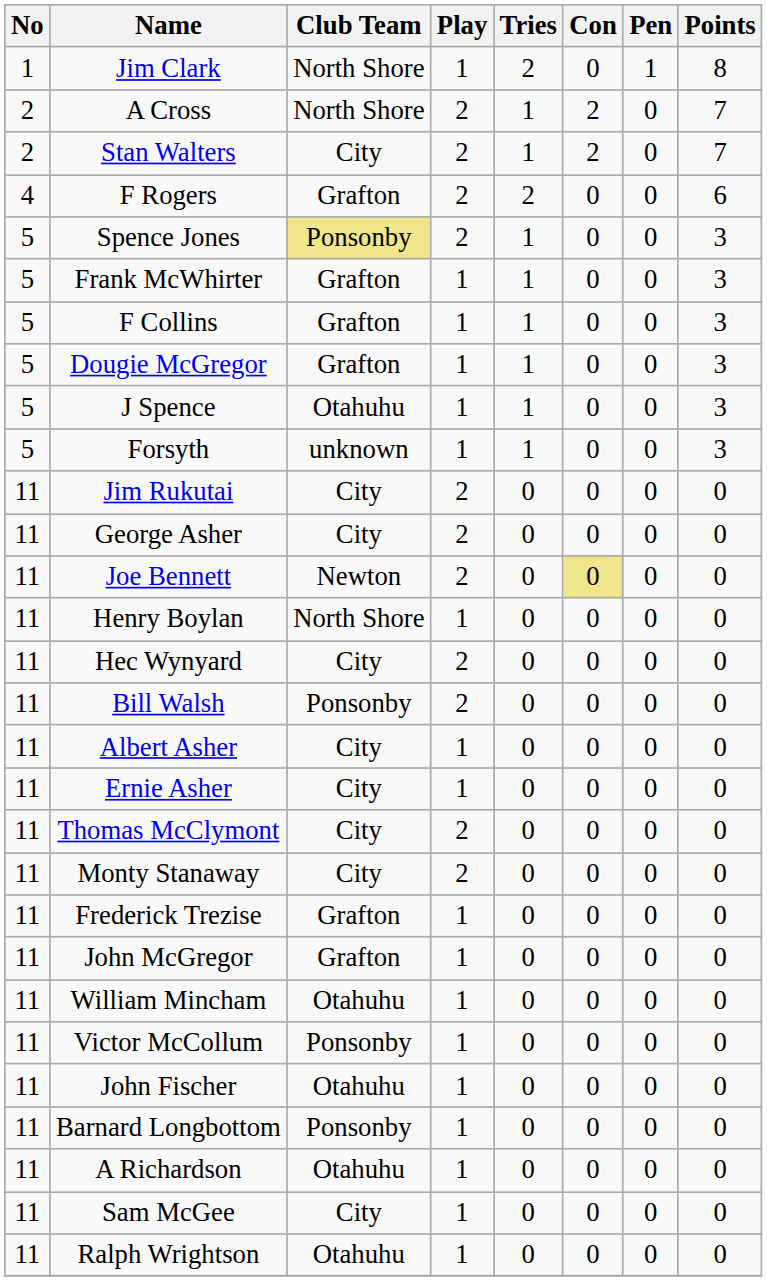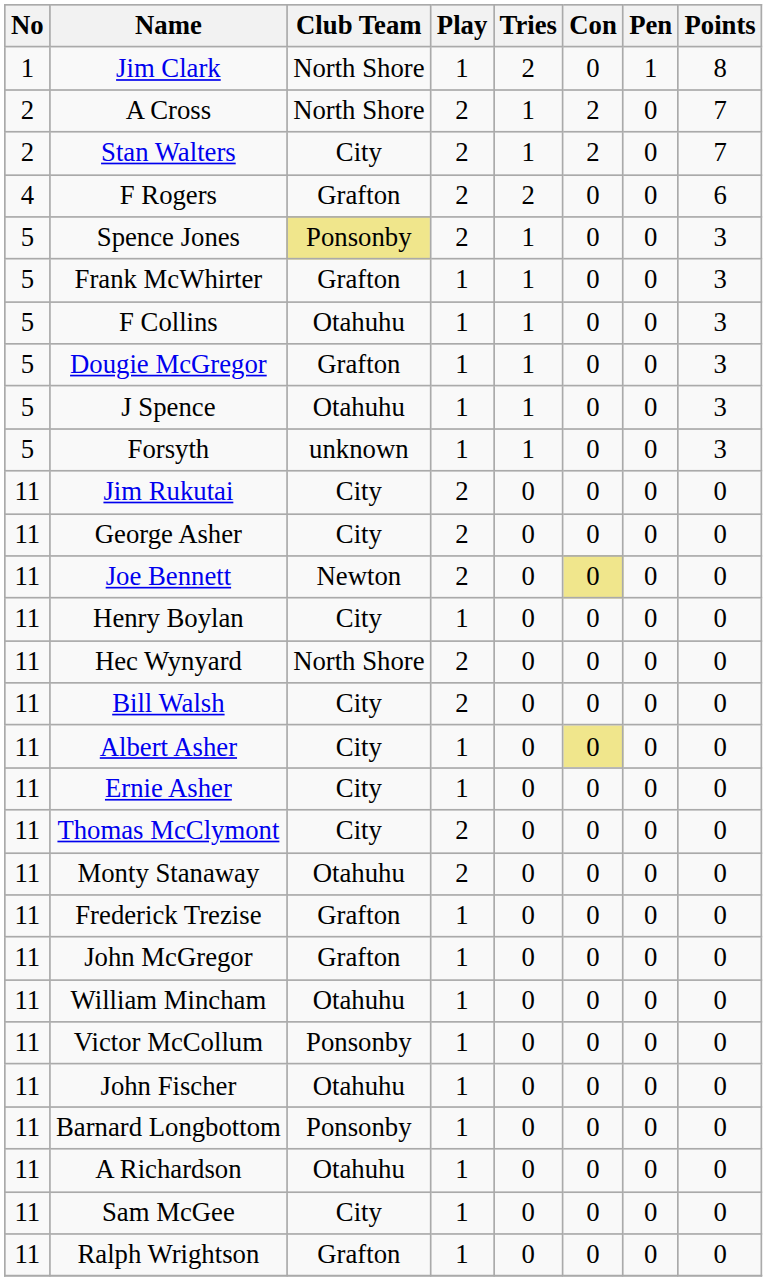(359, 322) Grafton -> (359, 322) Otahuhu
(359, 618) North Shore -> (359, 618) City
(359, 661) City -> (359, 661) North Shore
(359, 703) Ponsonby -> (359, 703) City
(593, 746) no background -> (593, 746) khaki background
(359, 873) City -> (359, 873) Otahuhu
(359, 1254) Otahuhu -> (359, 1254) Grafton
